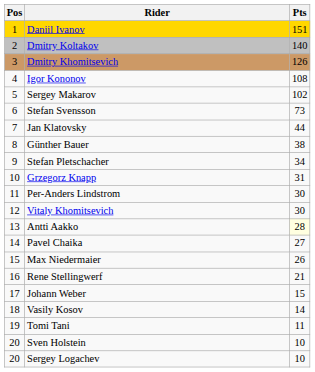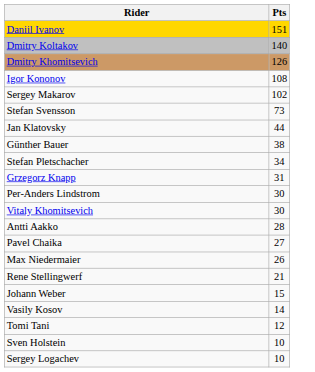- column: (15, 12)
(300, 227) lightyellow background -> (279, 227) no background
(300, 326) 11 -> (279, 326) 12
